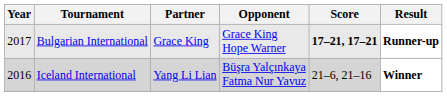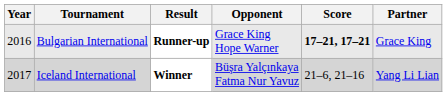columns swapped: (185, 14) <-> (411, 14)
(19, 41) 2017 -> (19, 41) 2016
(19, 75) 2016 -> (19, 75) 2017
